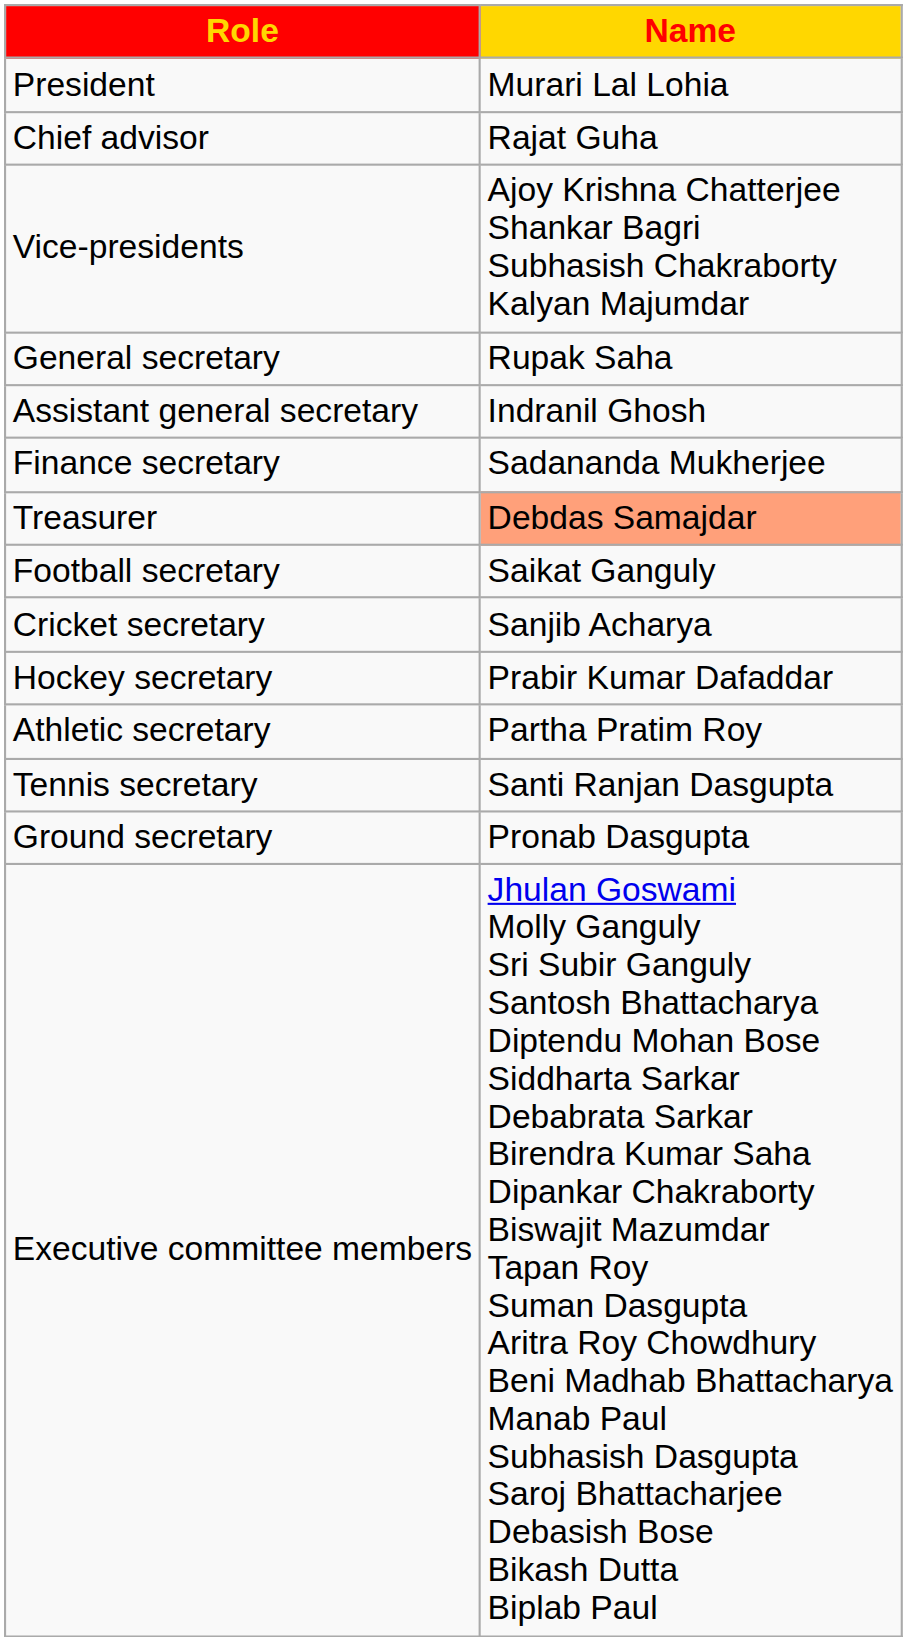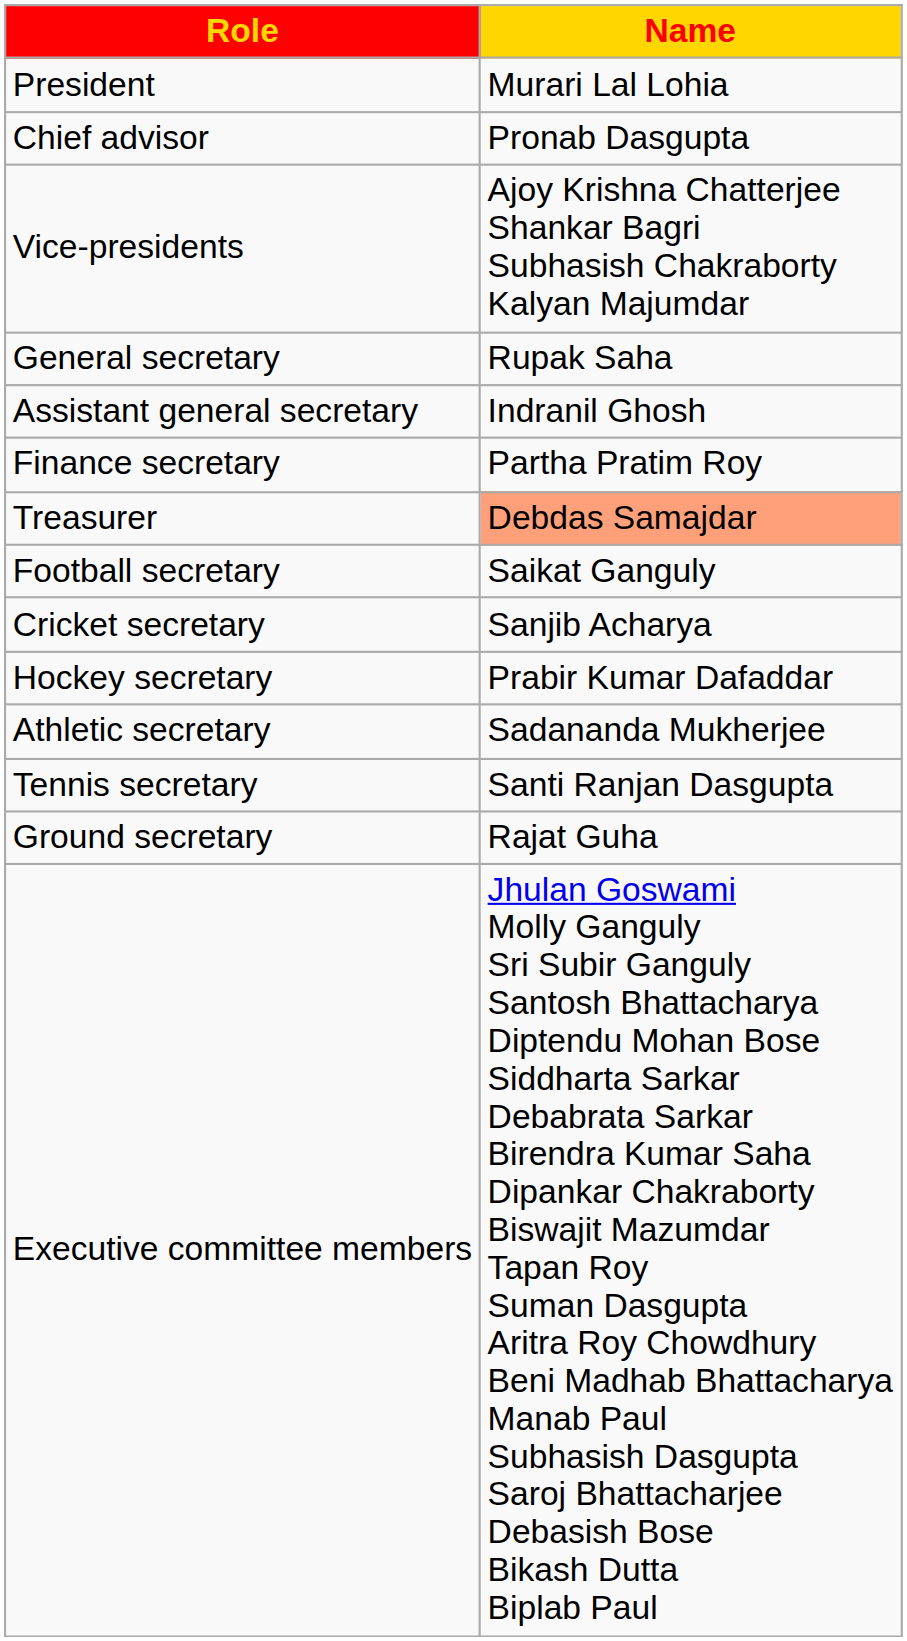(573, 137) Rajat Guha -> (618, 137) Pronab Dasgupta
(657, 464) Sadananda Mukherjee -> (625, 464) Partha Pratim Roy
(625, 730) Partha Pratim Roy -> (657, 730) Sadananda Mukherjee
(618, 837) Pronab Dasgupta -> (573, 837) Rajat Guha
